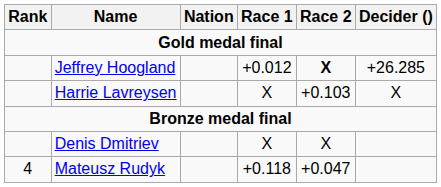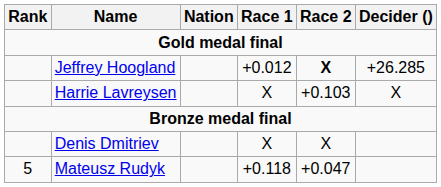(28, 169) 4 -> (28, 169) 5
